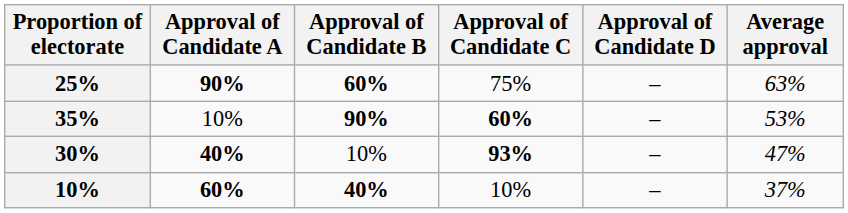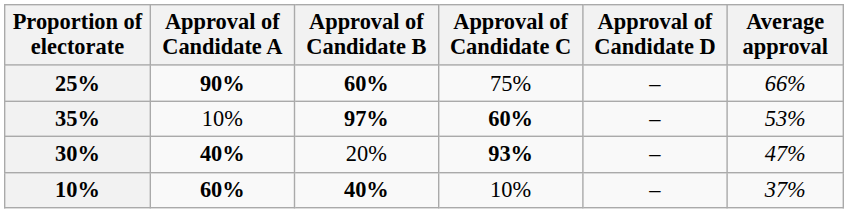(785, 82) 63% -> (785, 82) 66%
(366, 118) 90% -> (366, 118) 97%
(366, 154) 10% -> (366, 154) 20%
